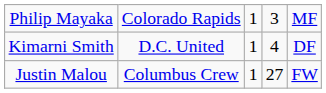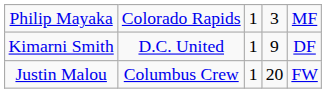(274, 46) 4 -> (274, 46) 9
(274, 74) 27 -> (274, 74) 20
